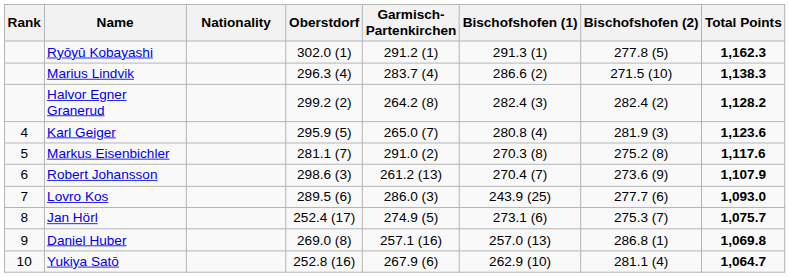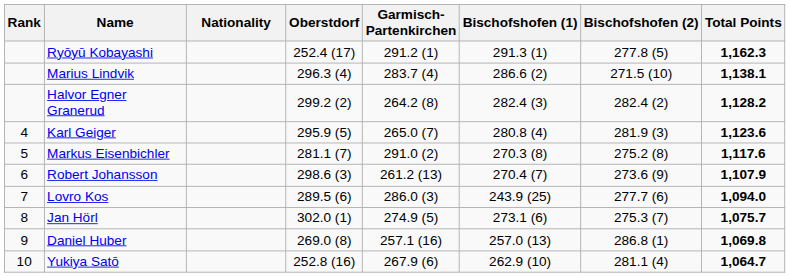(324, 52) 302.0 (1) -> (324, 52) 252.4 (17)
(743, 73) 1,138.3 -> (743, 73) 1,138.1
(743, 196) 1,093.0 -> (743, 196) 1,094.0
(324, 218) 252.4 (17) -> (324, 218) 302.0 (1)
